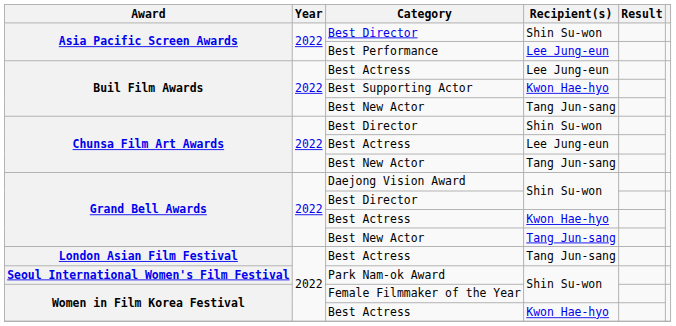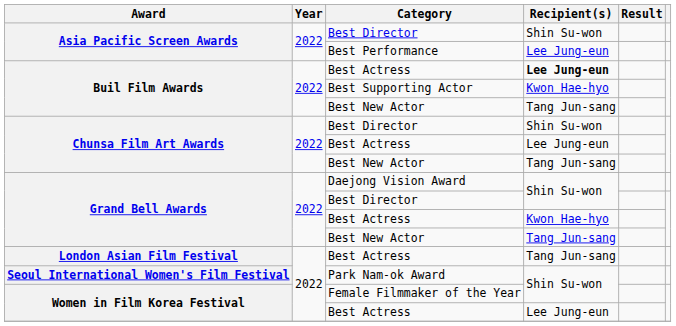(568, 70) normal -> (568, 70) bold
(568, 312) Kwon Hae-hyo -> (568, 312) Lee Jung-eun
